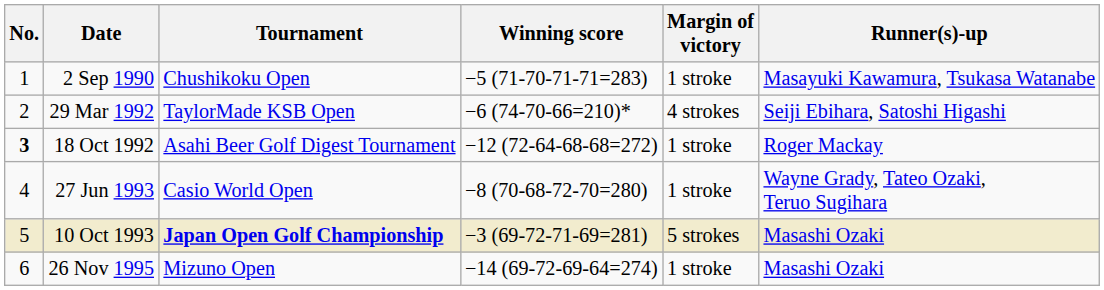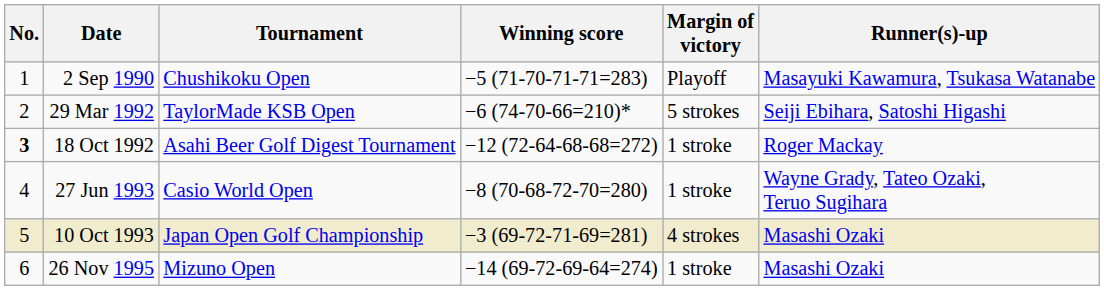(699, 78) 1 stroke -> (697, 78) Playoff
(703, 111) 4 strokes -> (703, 111) 5 strokes
(303, 235) bold -> (293, 235) normal
(703, 235) 5 strokes -> (703, 235) 4 strokes
